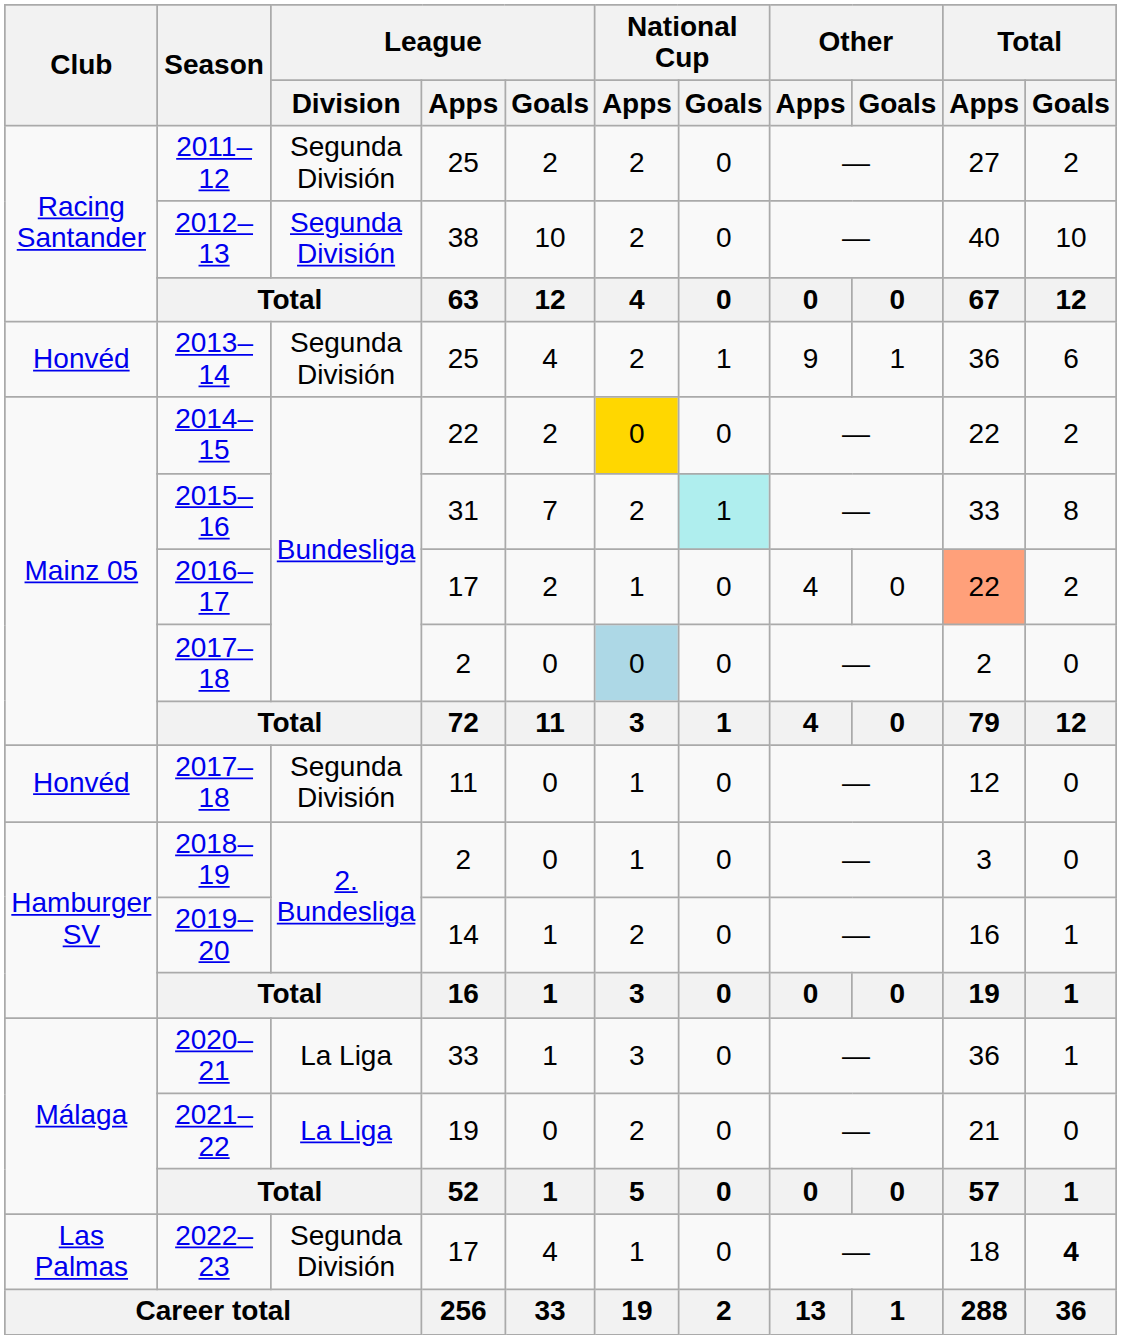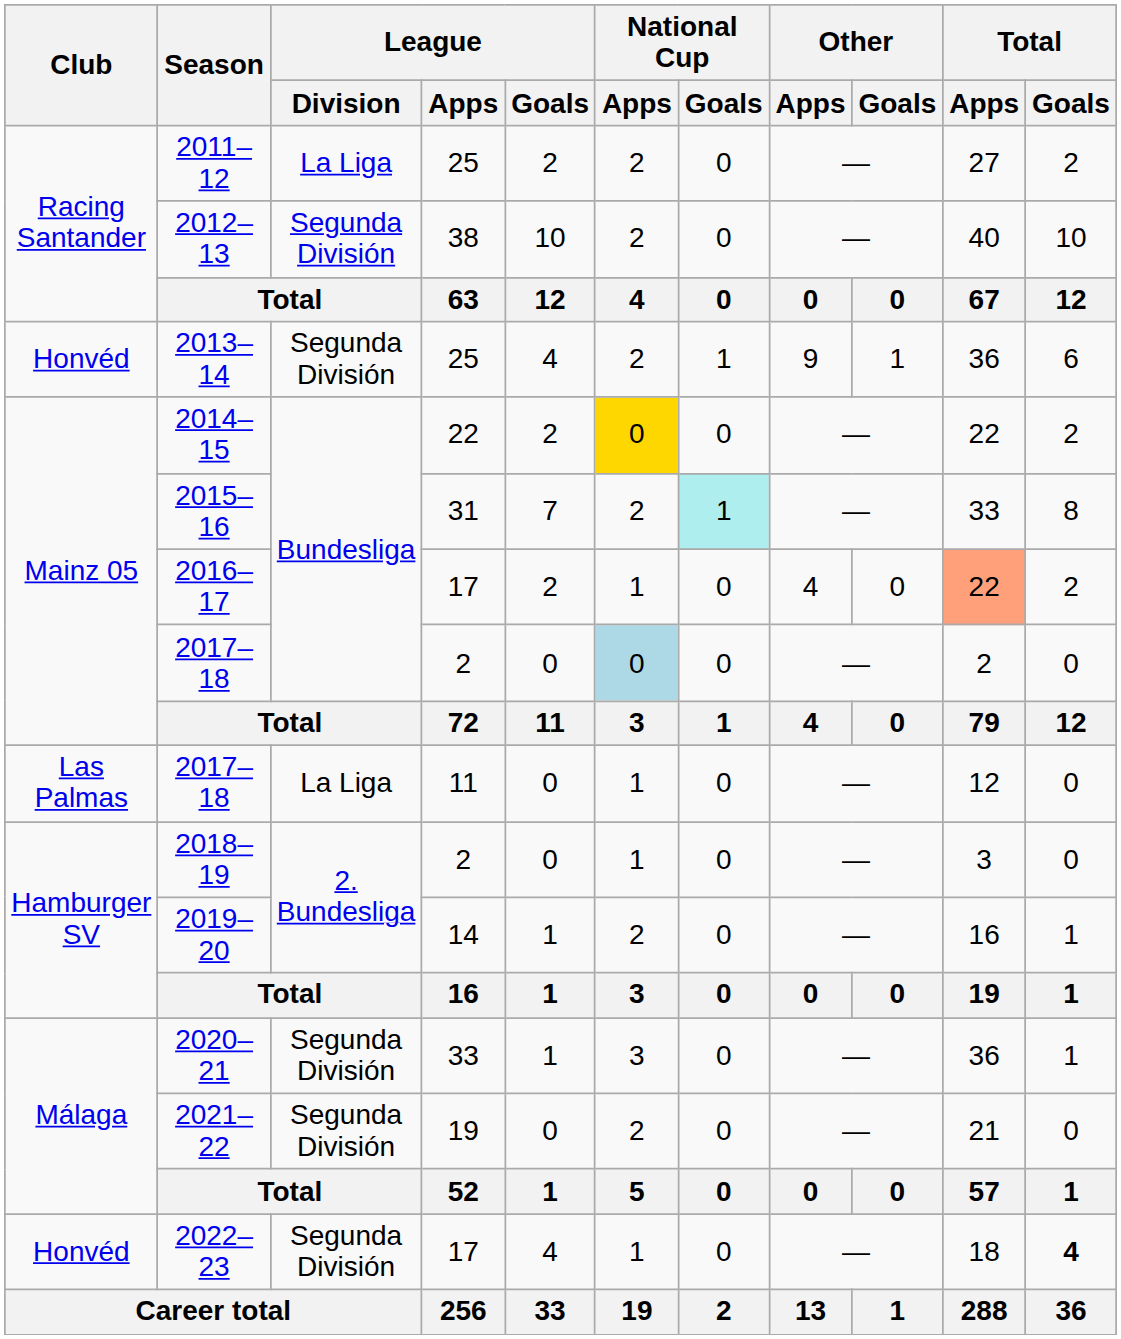(346, 162) Segunda División -> (346, 162) La Liga
(81, 782) Honvéd -> (81, 782) Las Palmas
(346, 782) Segunda División -> (346, 782) La Liga
(346, 1055) La Liga -> (346, 1055) Segunda División
(346, 1130) La Liga -> (346, 1130) Segunda División
(81, 1251) Las Palmas -> (81, 1251) Honvéd
